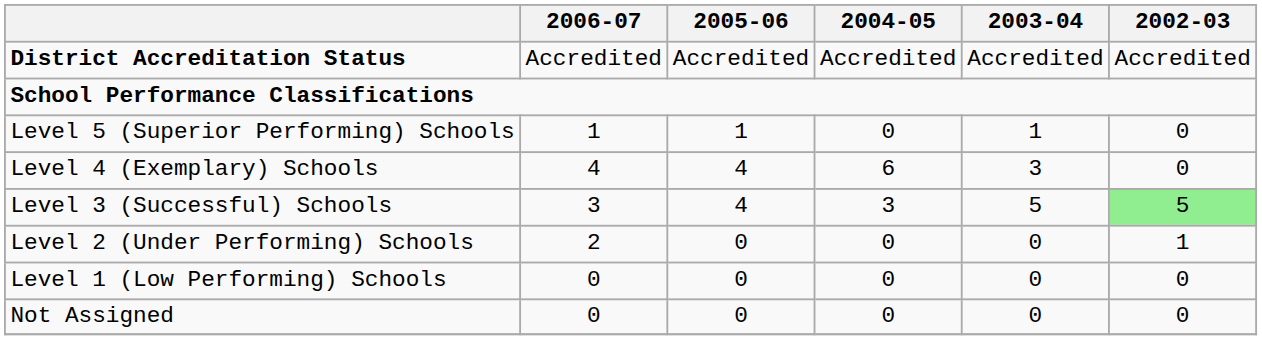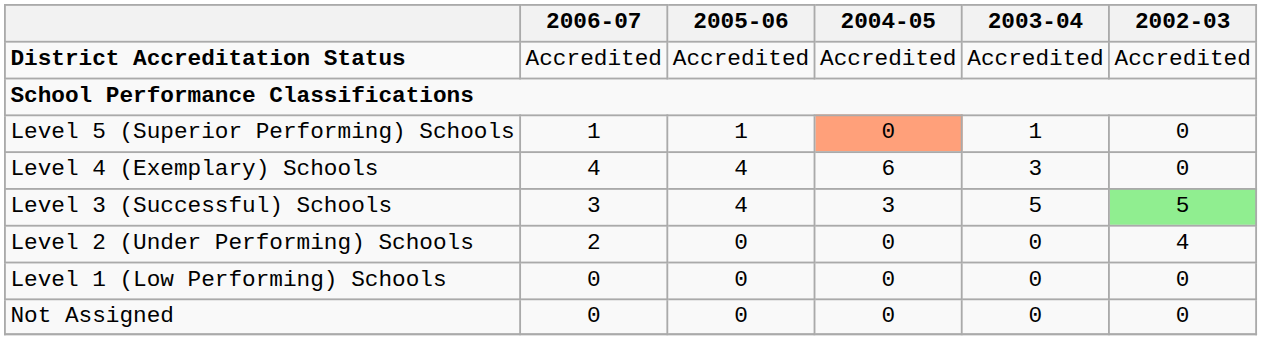(888, 134) no background -> (888, 134) lightsalmon background
(1183, 244) 1 -> (1183, 244) 4
